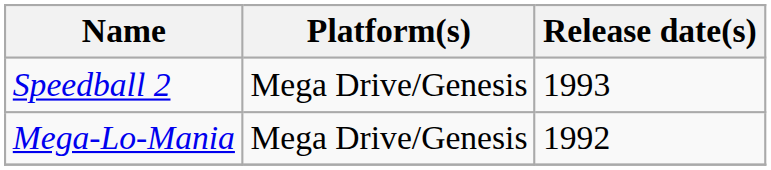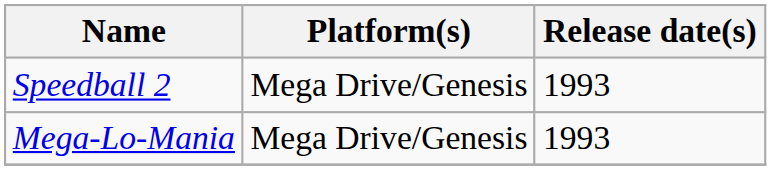(577, 137) 1992 -> (577, 137) 1993
